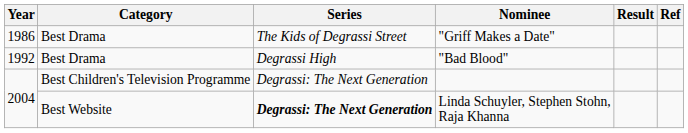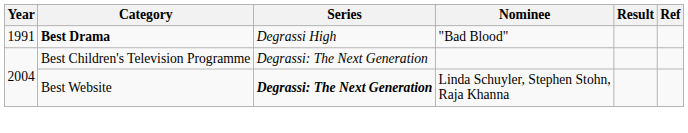- row: (497, 36)
(21, 58) 1992 -> (21, 36) 1991
(73, 58) normal -> (76, 36) bold
